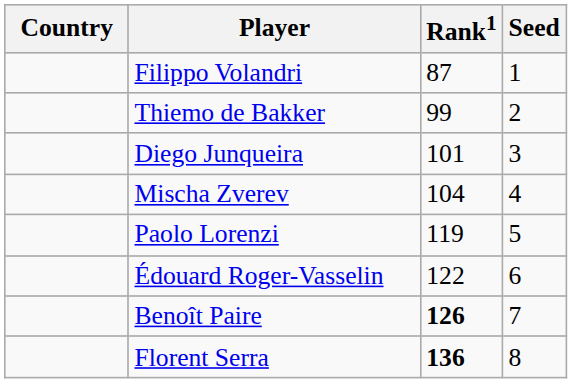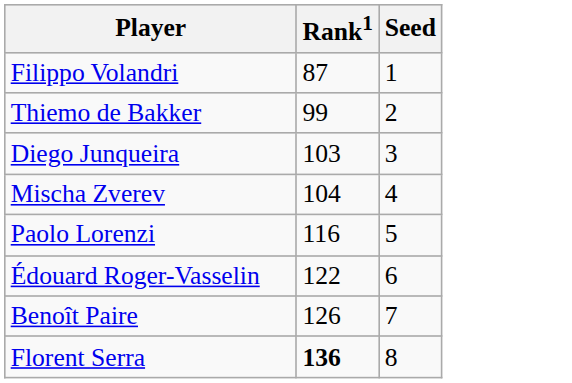- column: (67, 28)
(446, 153) 101 -> (322, 153) 103
(445, 234) 119 -> (321, 234) 116
(446, 315) bold -> (322, 315) normal
